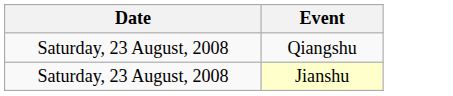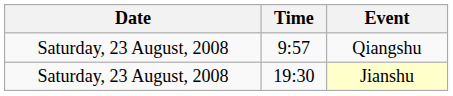+ column: (294, 18)
